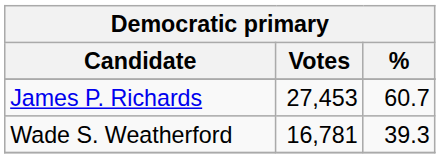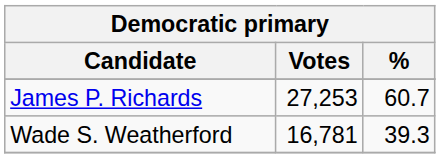(322, 98) 27,453 -> (322, 98) 27,253
